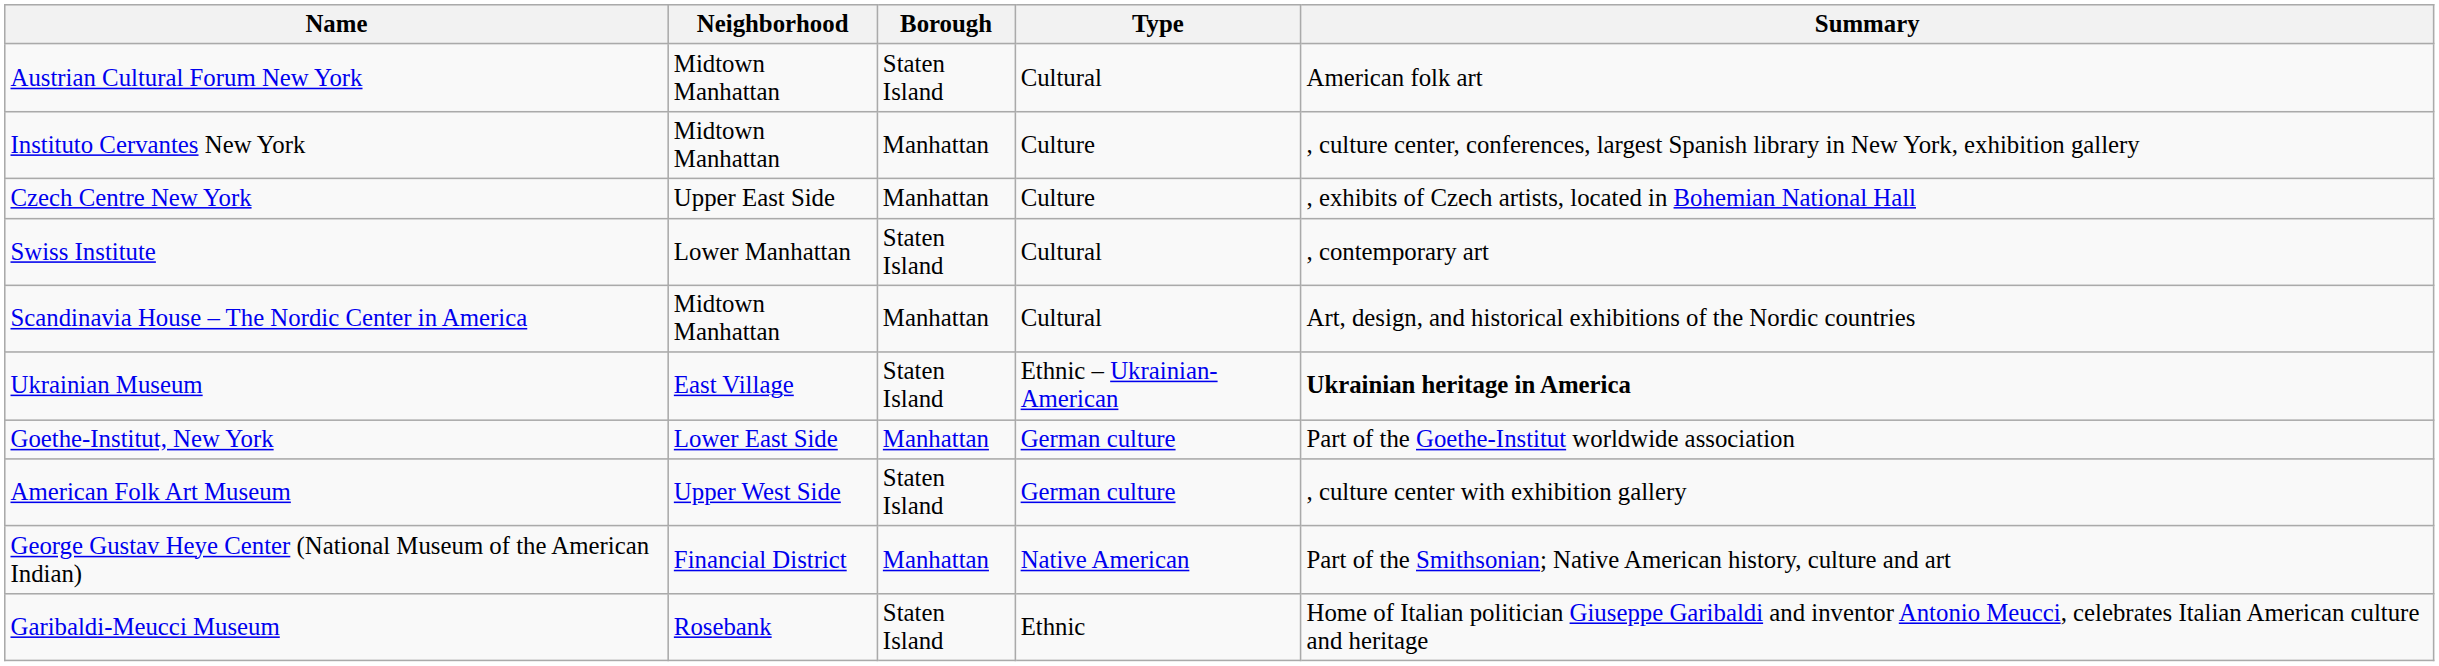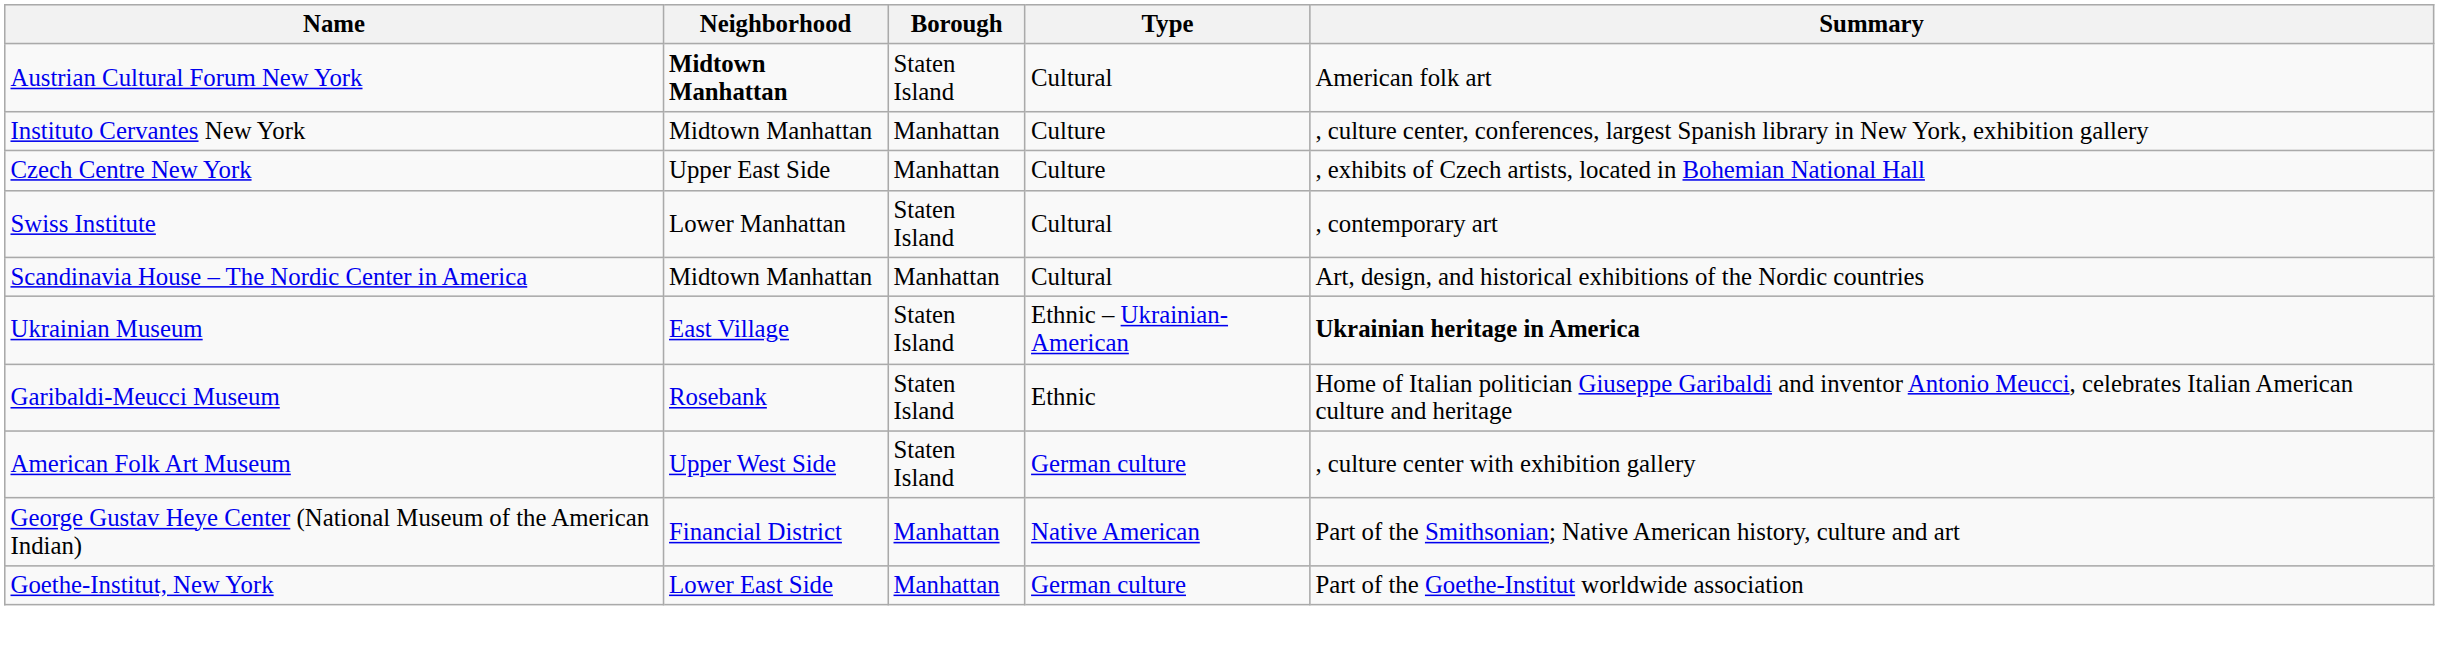(727, 77) normal -> (728, 77) bold
rows swapped: (145, 626) <-> (142, 438)
